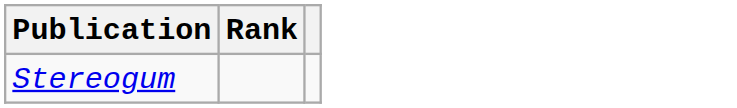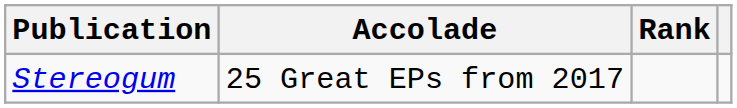+ column: (425, 30)
